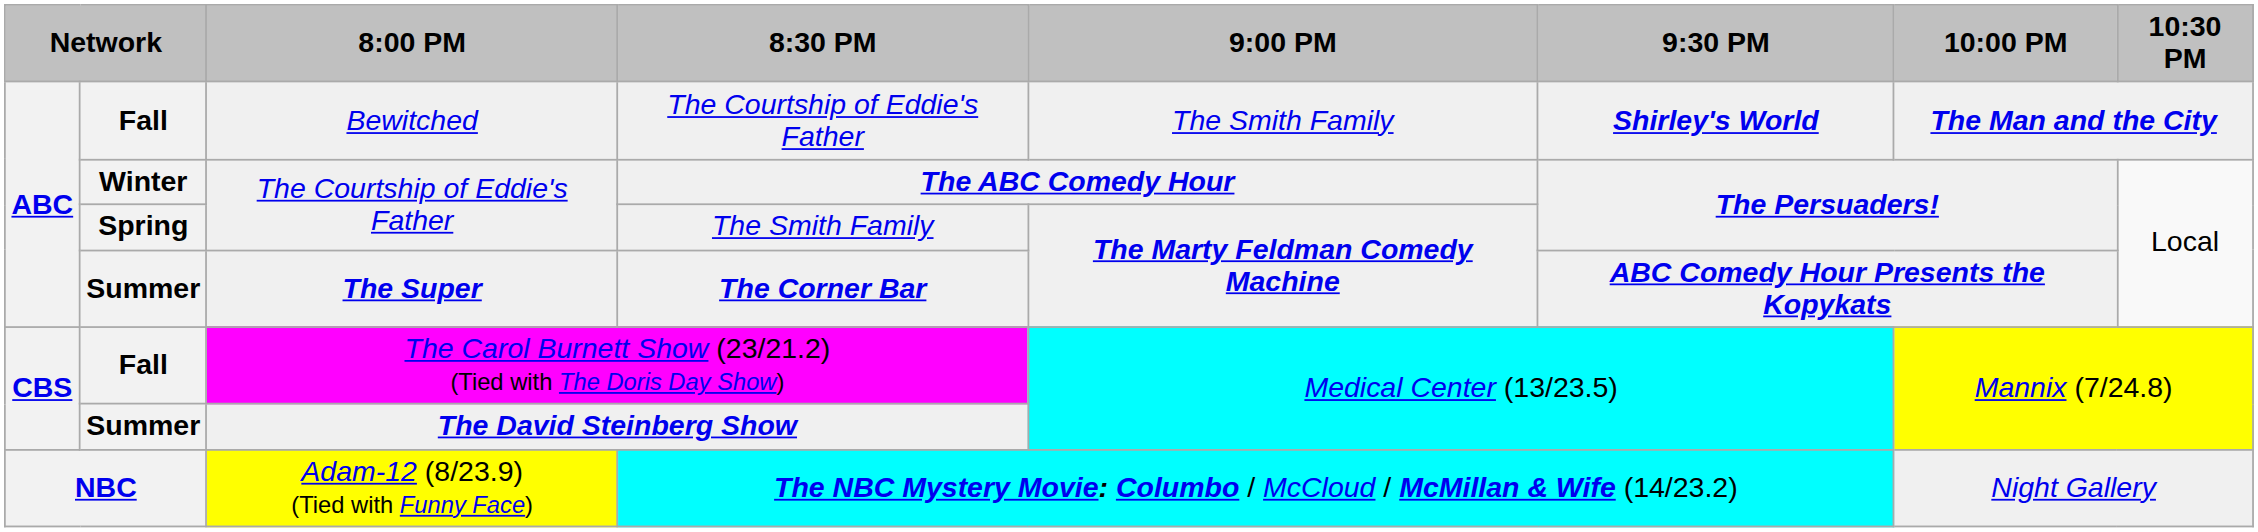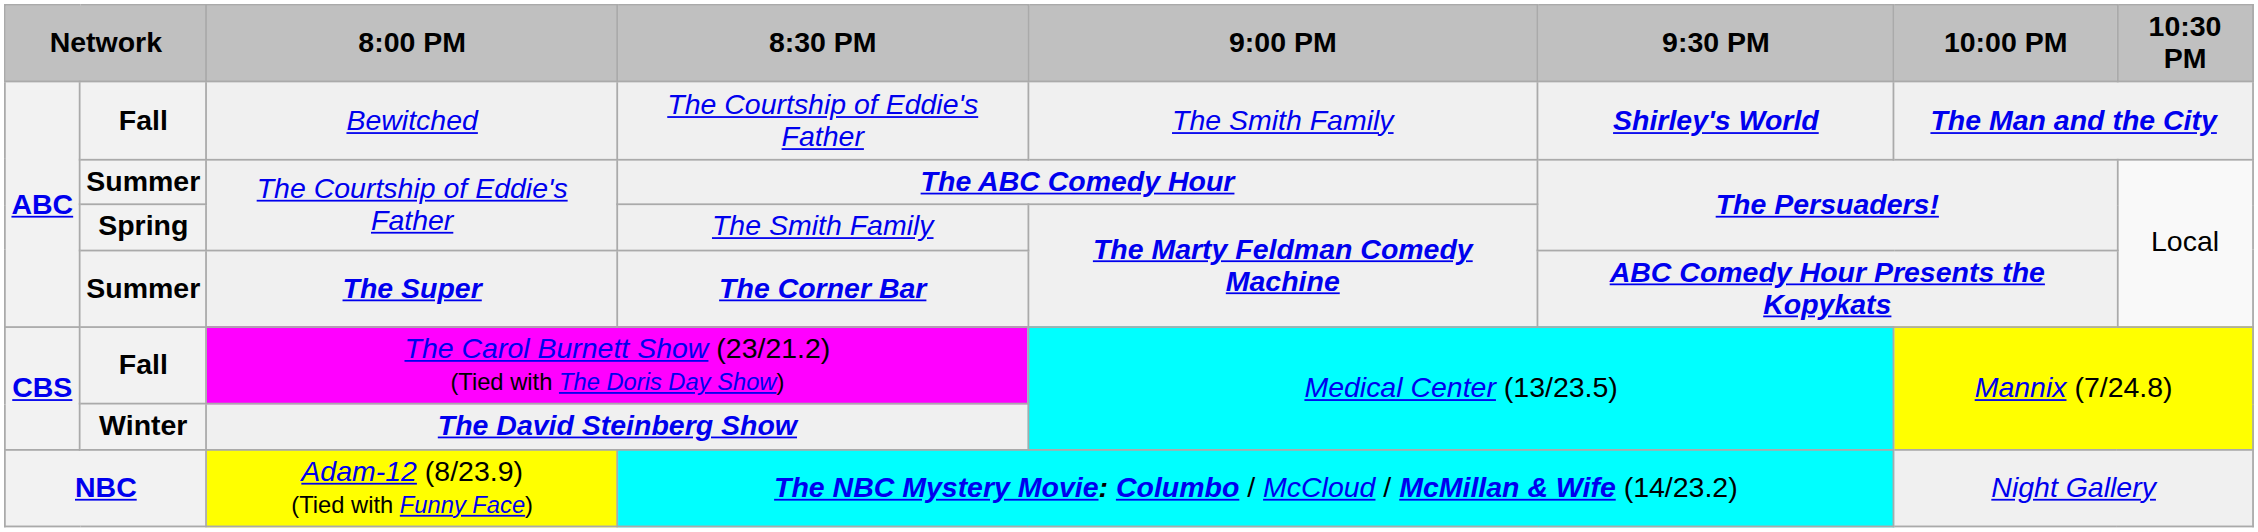(143, 181) Winter -> (143, 181) Summer
(143, 426) Summer -> (143, 426) Winter
